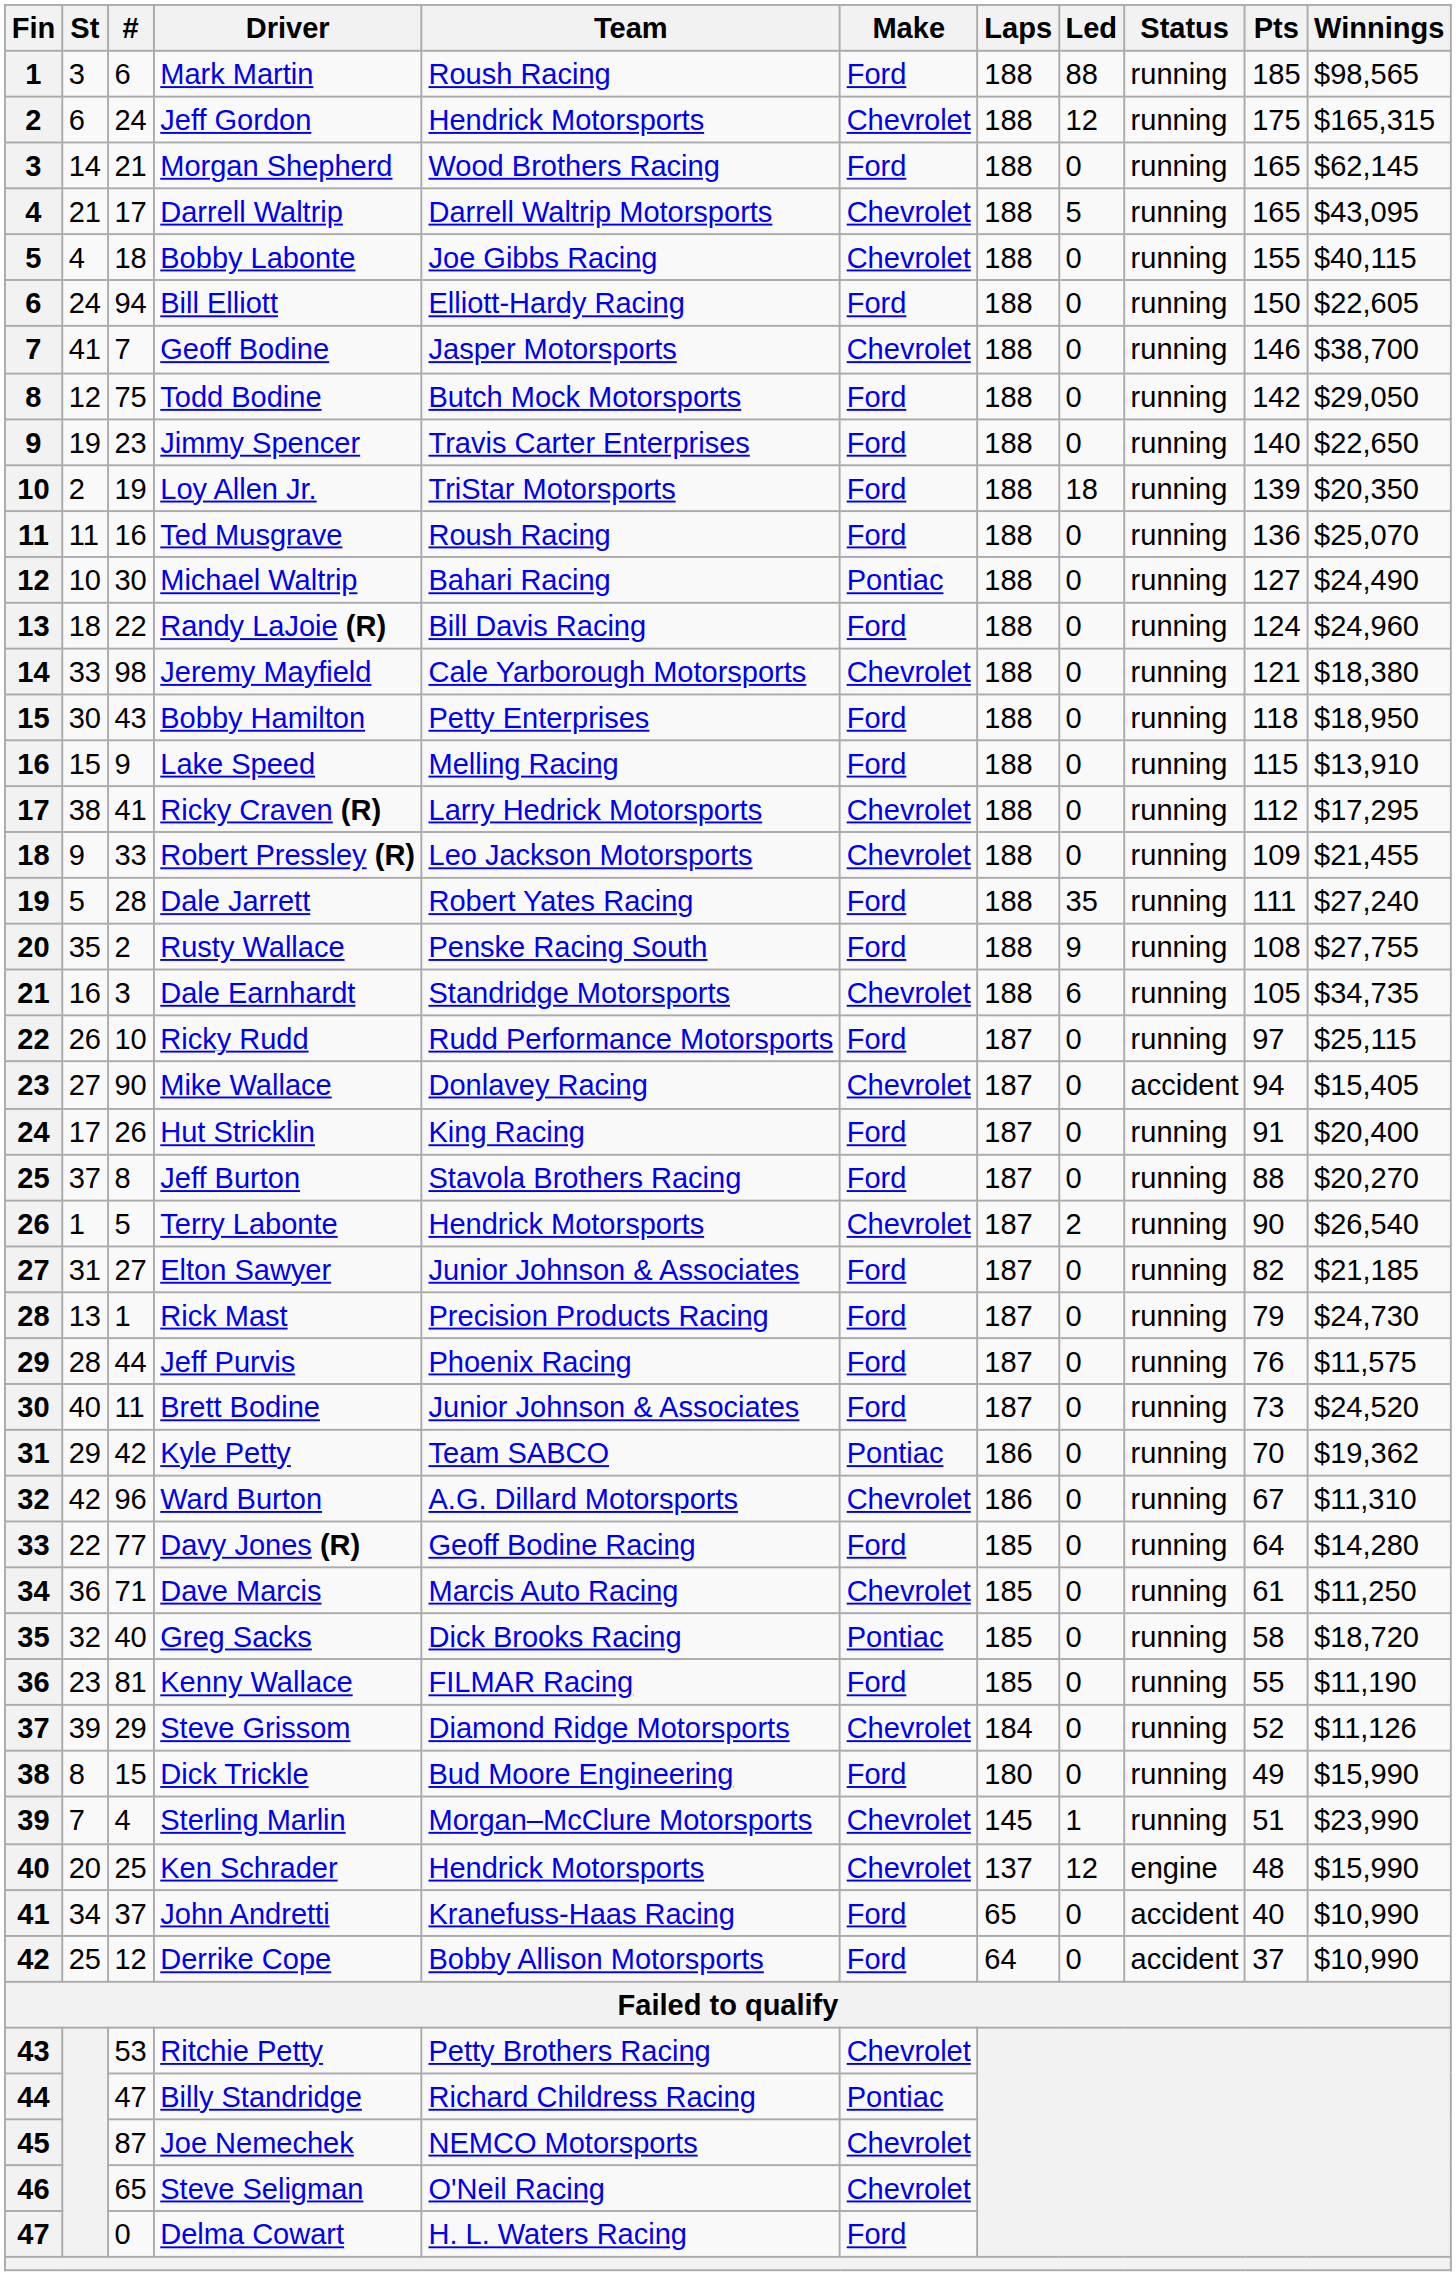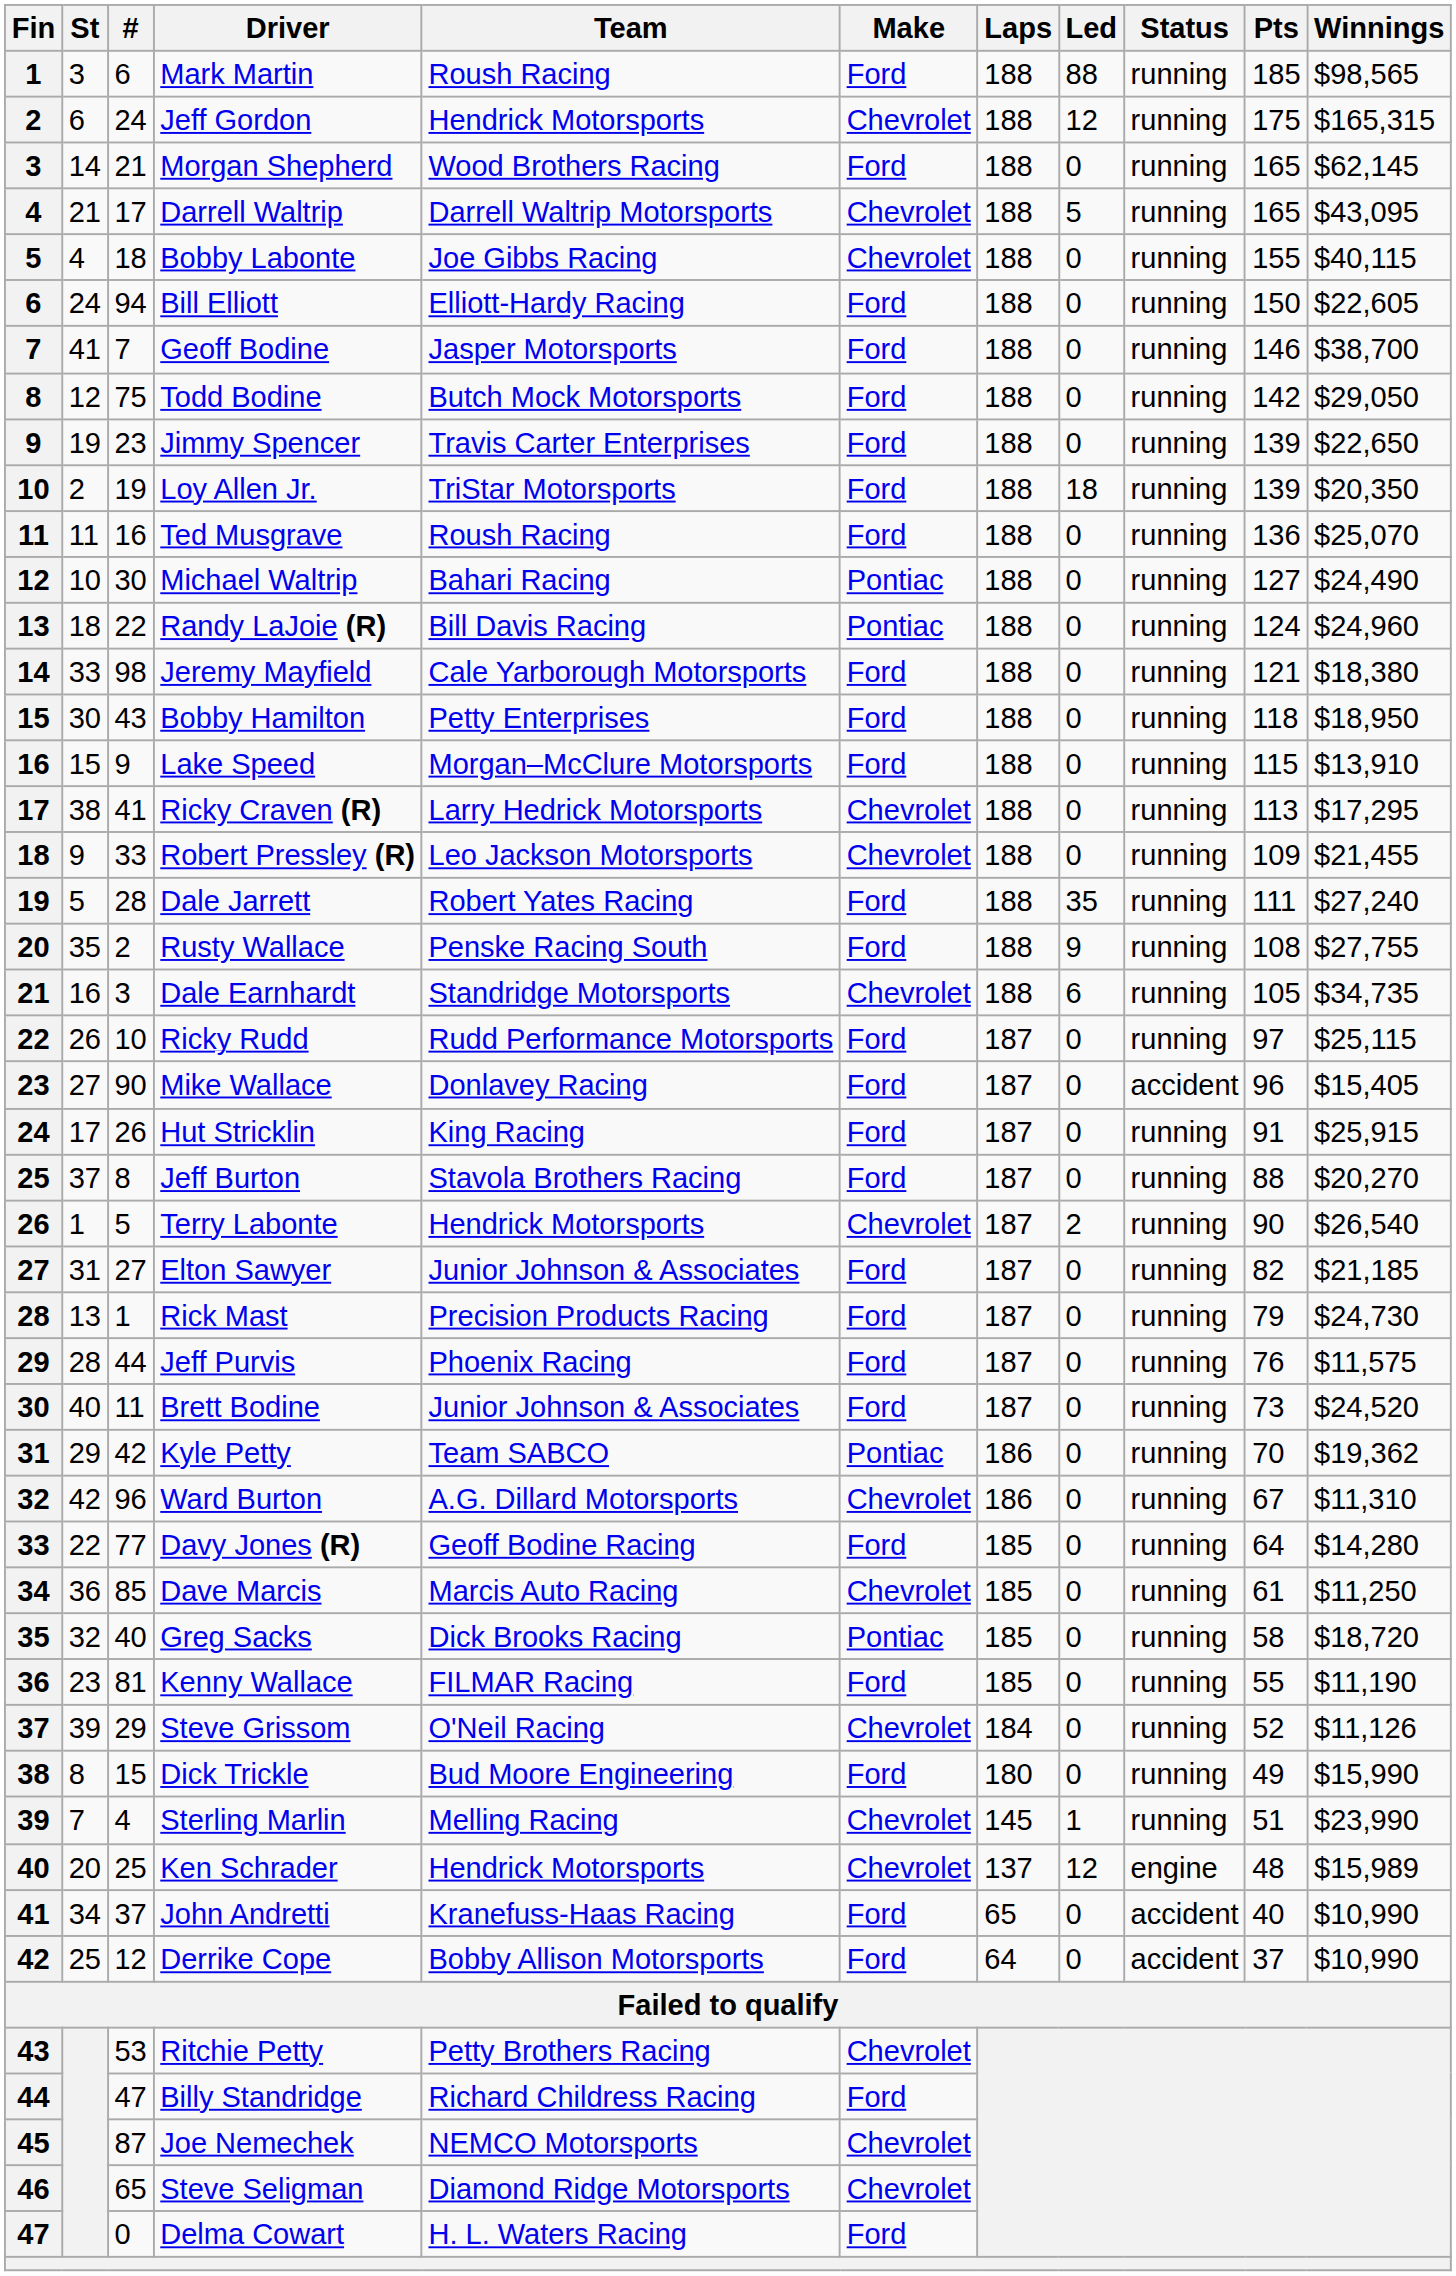(909, 350) Chevrolet -> (876, 350) Ford
(1276, 442) 140 -> (1276, 442) 139
(876, 626) Ford -> (895, 626) Pontiac
(909, 672) Chevrolet -> (876, 672) Ford
(524, 763) Melling Racing -> (620, 763) Morgan–McClure Motorsports
(1275, 809) 112 -> (1275, 809) 113
(909, 1085) Chevrolet -> (876, 1085) Ford
(1268, 1085) 94 -> (1268, 1085) 96
(1366, 1131) $20,400 -> (1366, 1131) $25,915
(131, 1591) 71 -> (131, 1591) 85
(609, 1729) Diamond Ridge Motorsports -> (517, 1729) O'Neil Racing
(620, 1821) Morgan–McClure Motorsports -> (524, 1821) Melling Racing
(1366, 1866) $15,990 -> (1366, 1866) $15,989
(895, 2096) Pontiac -> (876, 2096) Ford
(517, 2188) O'Neil Racing -> (609, 2188) Diamond Ridge Motorsports
